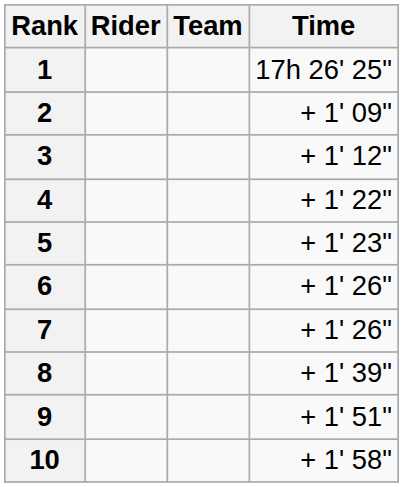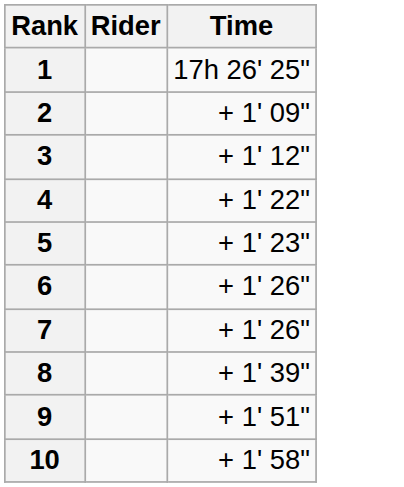- column: (208, 26)
